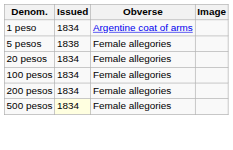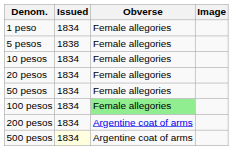(143, 28) Argentine coat of arms -> (132, 28) Female allegories
+ row: (27, 59)
+ row: (27, 91)
(132, 75) no background -> (132, 106) lightgreen background
(132, 91) Female allegories -> (143, 122) Argentine coat of arms
(132, 106) Female allegories -> (143, 138) Argentine coat of arms
